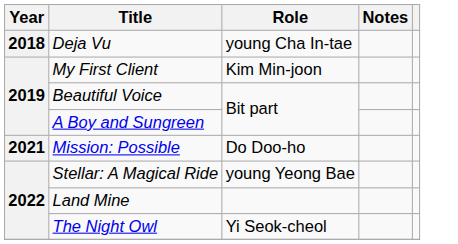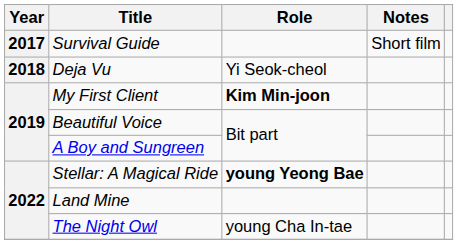+ row: (106, 43)
(289, 43) young Cha In-tae -> (276, 69) Yi Seok-cheol
(274, 69) normal -> (278, 95) bold
- row: (116, 148)
(290, 174) normal -> (295, 174) bold
(276, 226) Yi Seok-cheol -> (289, 226) young Cha In-tae
